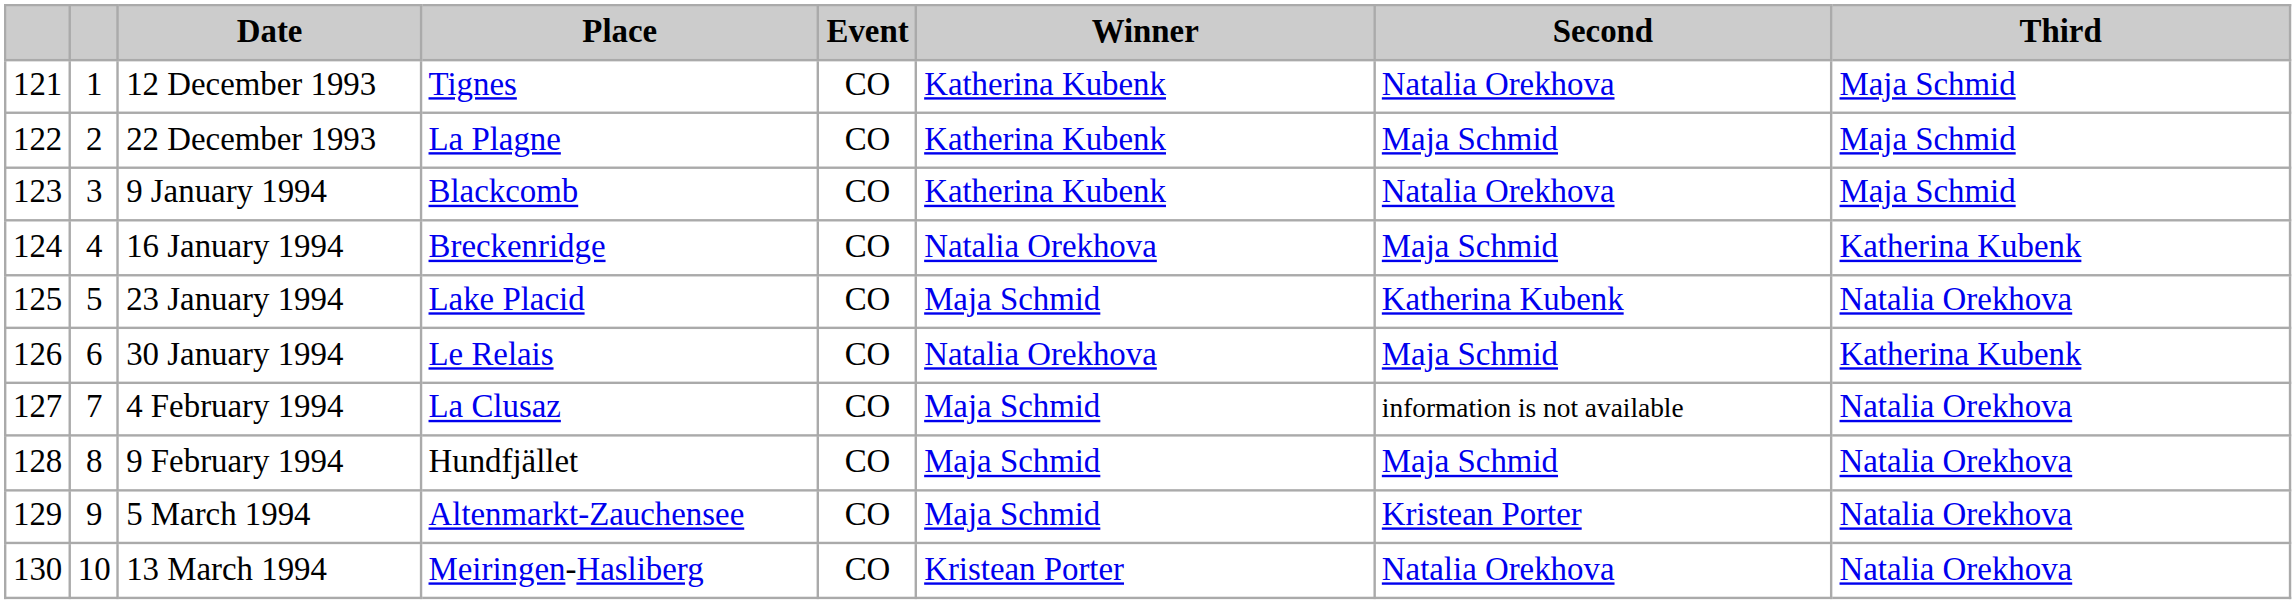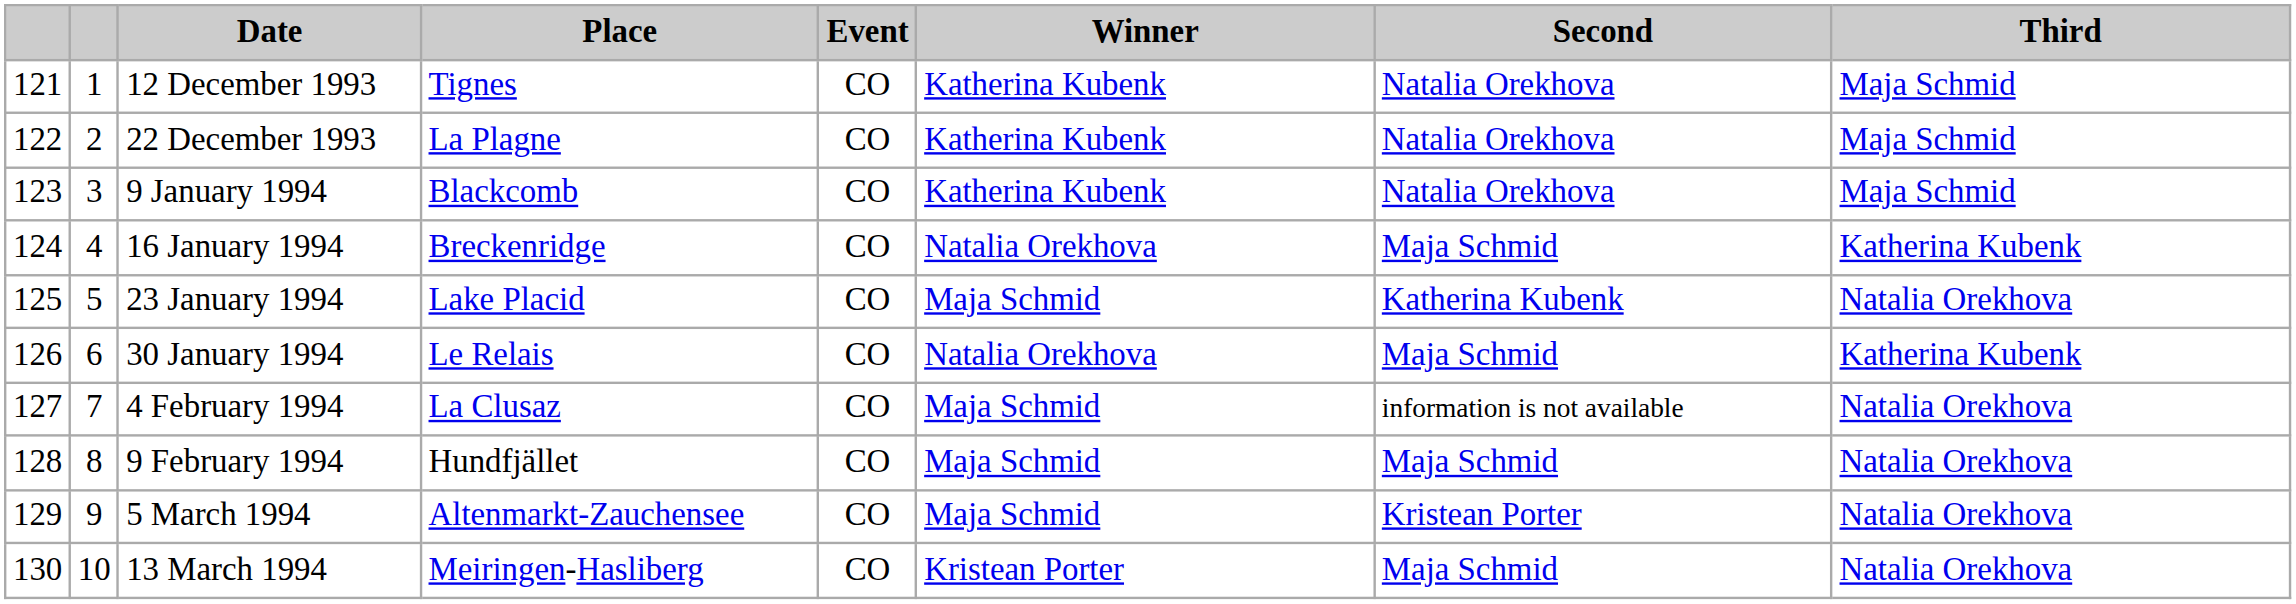(1470, 138) Maja Schmid -> (1498, 138) Natalia Orekhova
(1498, 568) Natalia Orekhova -> (1470, 568) Maja Schmid
